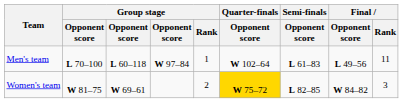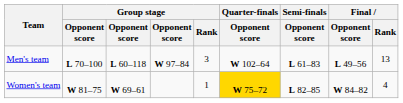(207, 59) 1 -> (207, 59) 3
(385, 59) 11 -> (385, 59) 13
(207, 85) 2 -> (207, 85) 1
(385, 85) 3 -> (385, 85) 4
